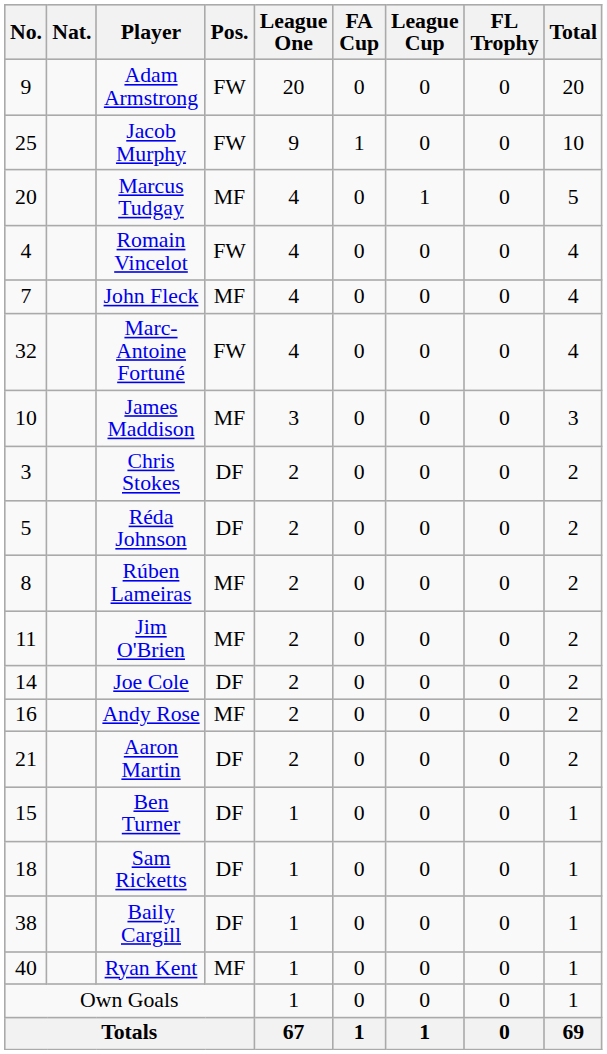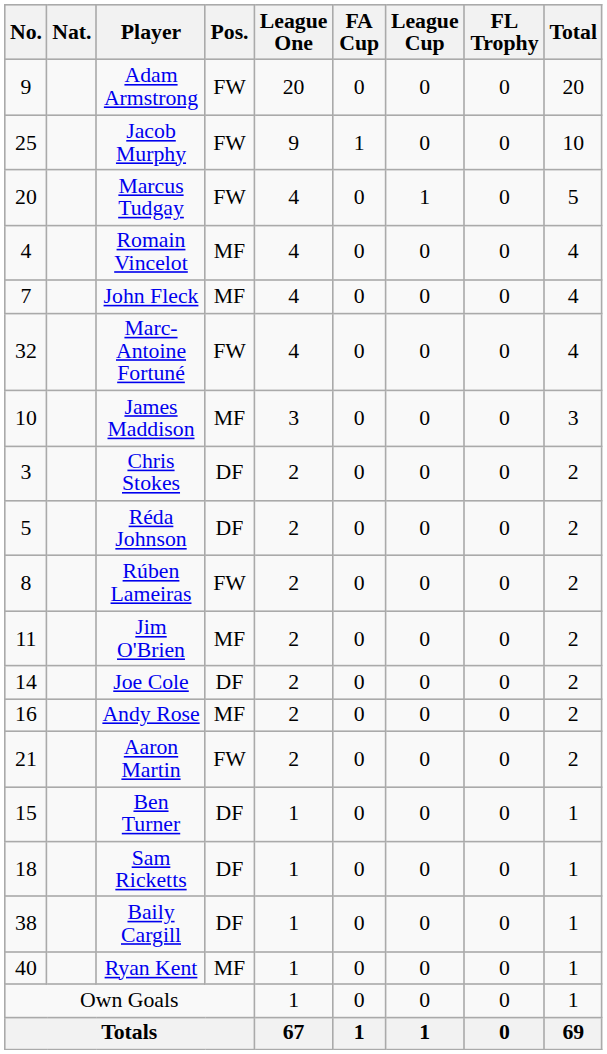(230, 196) MF -> (230, 196) FW
(230, 252) FW -> (230, 252) MF
(230, 582) MF -> (230, 582) FW
(230, 758) DF -> (230, 758) FW
